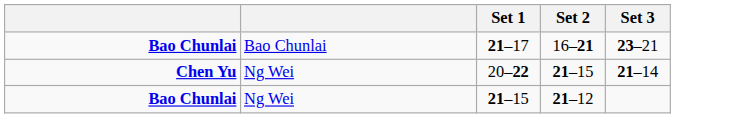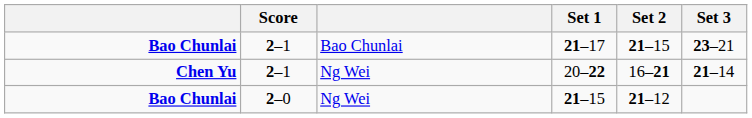+ column: (278, 18)
(573, 45) 16–21 -> (649, 45) 21–15
(573, 72) 21–15 -> (649, 72) 16–21
